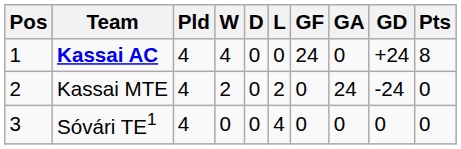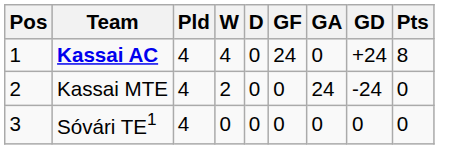- column: (280, 21)
